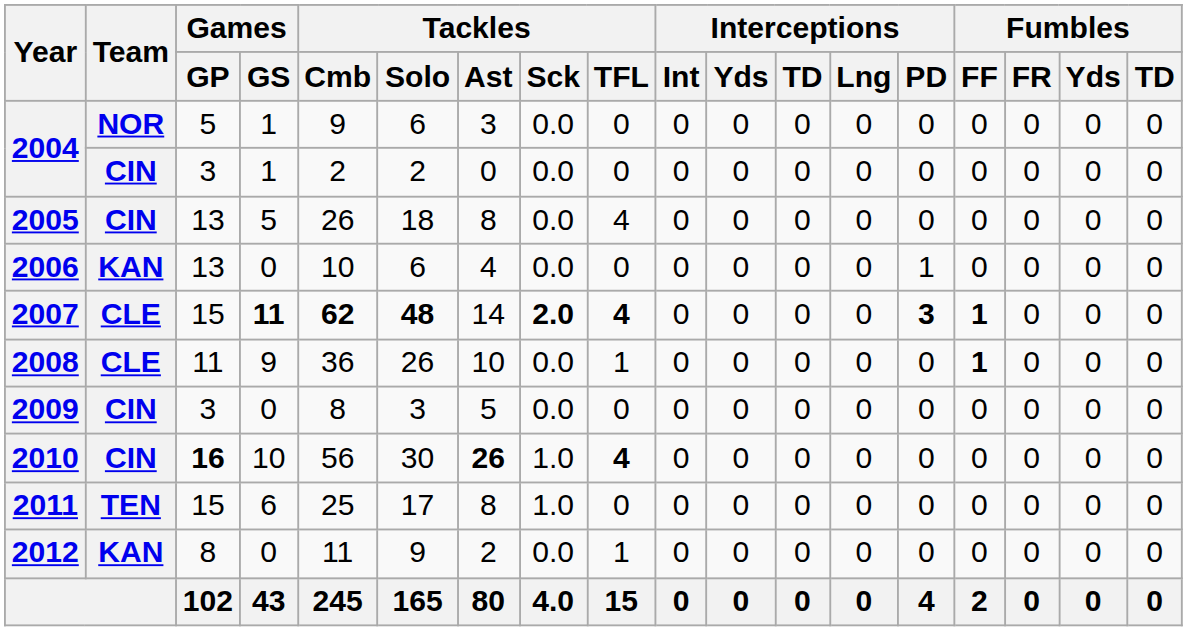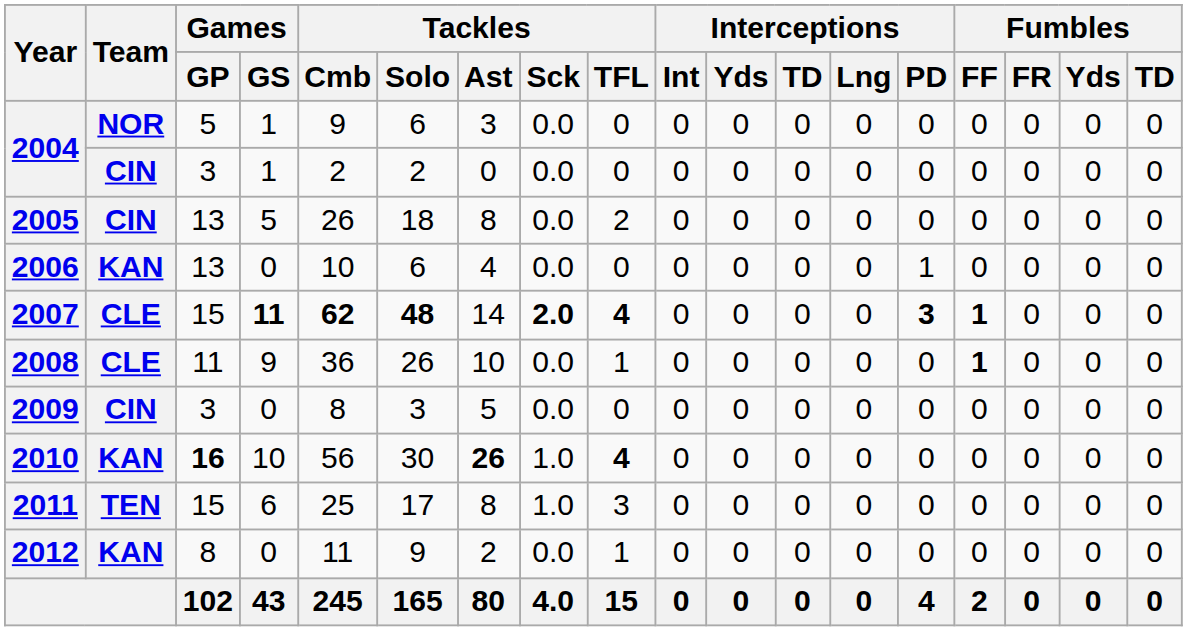(621, 219) 4 -> (621, 219) 2
(131, 457) CIN -> (131, 457) KAN
(621, 505) 0 -> (621, 505) 3
